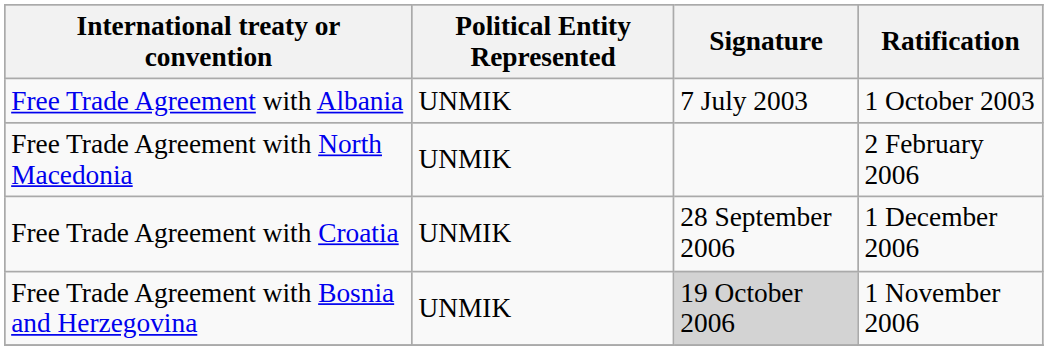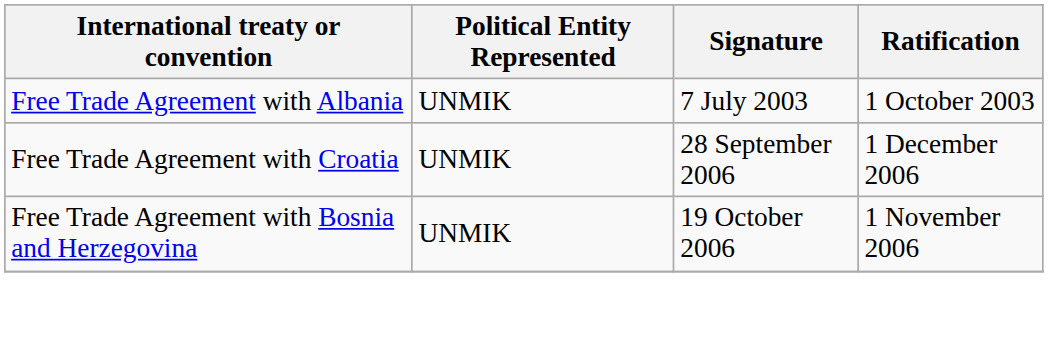- row: (197, 159)
(741, 307) lightgrey background -> (741, 233) no background
